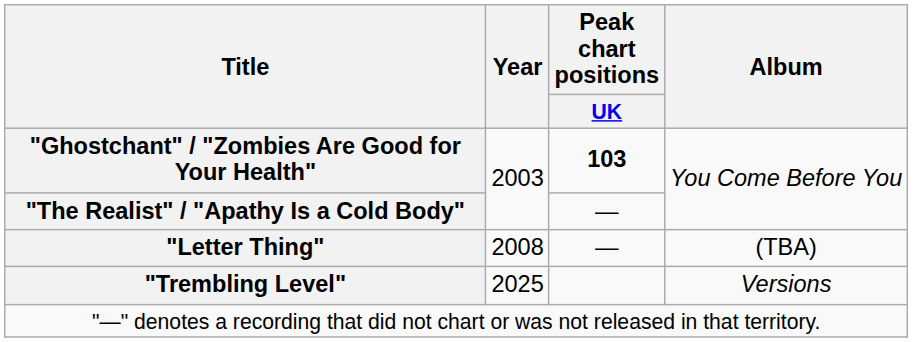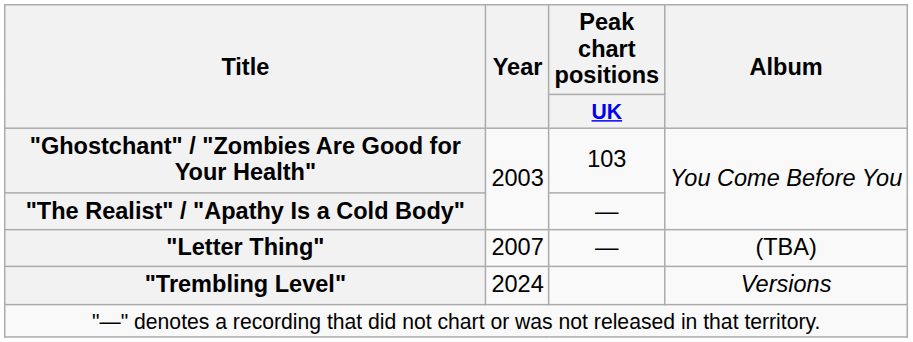(607, 160) bold -> (607, 160) normal
(518, 247) 2008 -> (518, 247) 2007
(518, 285) 2025 -> (518, 285) 2024
